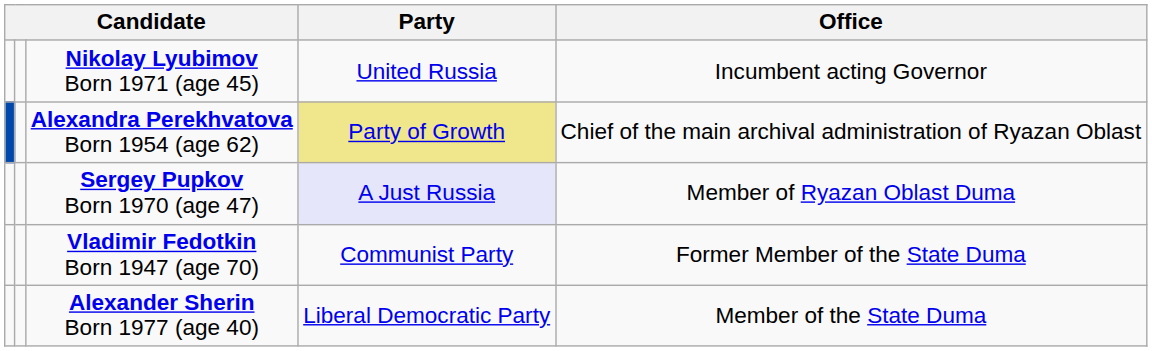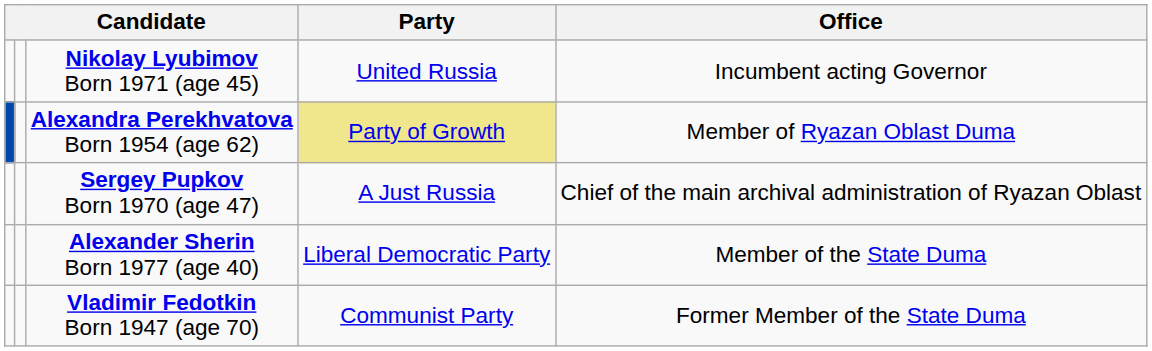(851, 132) Chief of the main archival administration of Ryazan Oblast -> (851, 132) Member of Ryazan Oblast Duma
(427, 193) lavender background -> (427, 193) no background
(851, 193) Member of Ryazan Oblast Duma -> (851, 193) Chief of the main archival administration of Ryazan Oblast
rows swapped: (162, 254) <-> (162, 315)
